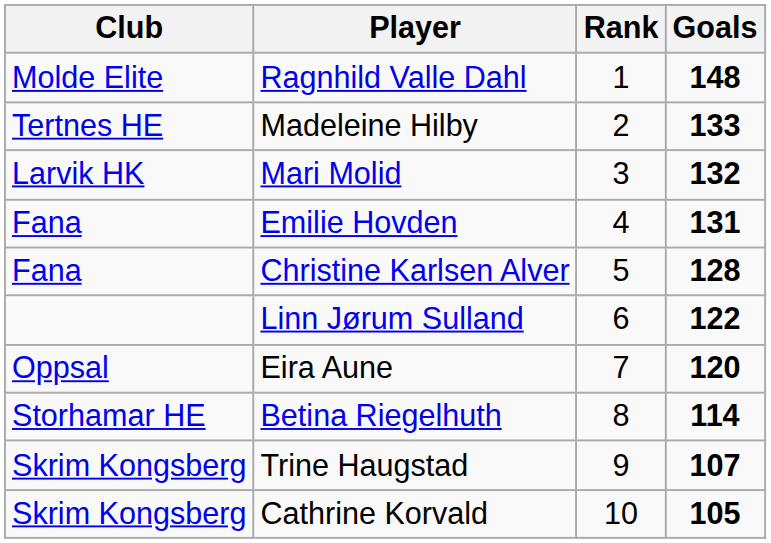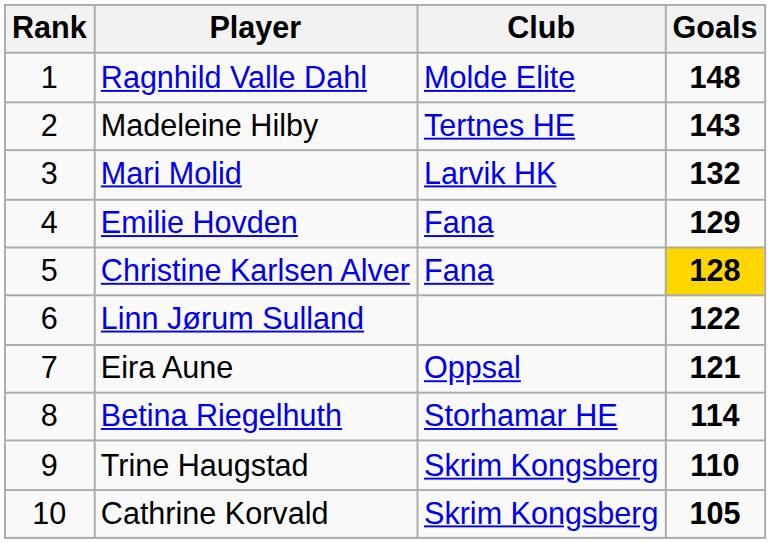columns swapped: (621, 28) <-> (129, 28)
(715, 125) 133 -> (715, 125) 143
(715, 222) 131 -> (715, 222) 129
(715, 271) no background -> (715, 271) gold background
(715, 367) 120 -> (715, 367) 121
(715, 464) 107 -> (715, 464) 110
